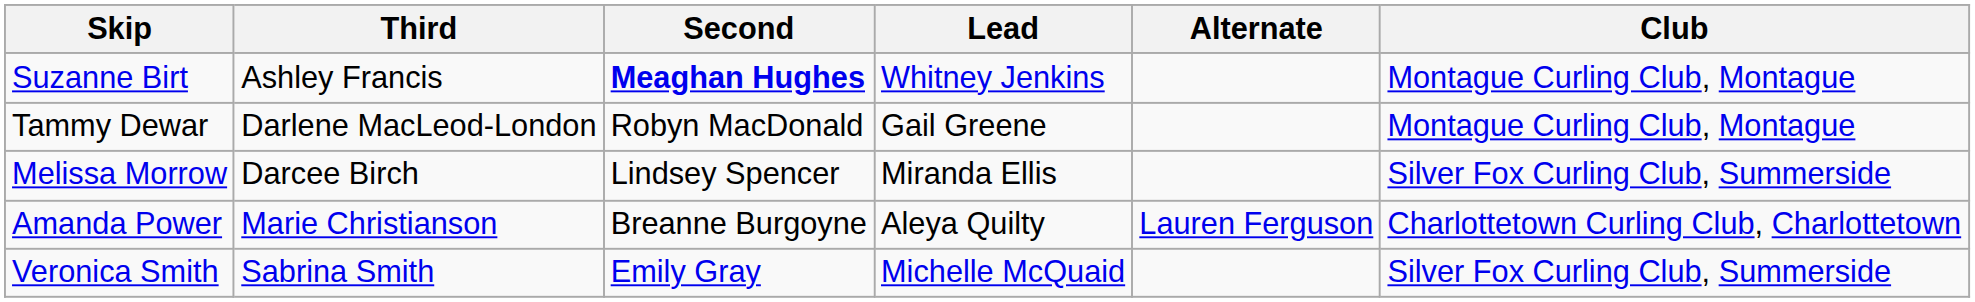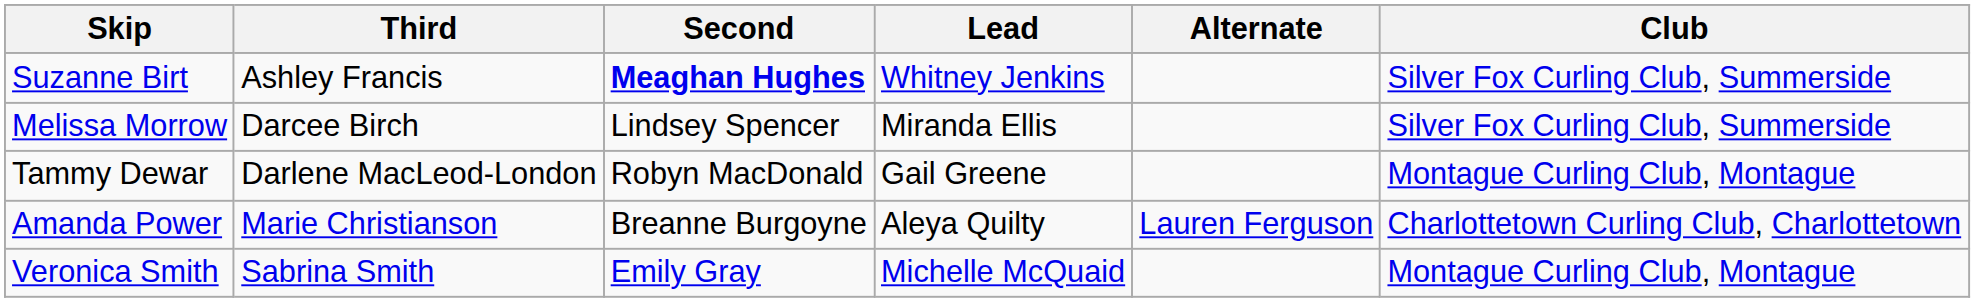(1621, 77) Montague Curling Club, Montague -> (1639, 77) Silver Fox Curling Club, Summerside
rows swapped: (110, 126) <-> (120, 175)
(1639, 272) Silver Fox Curling Club, Summerside -> (1621, 272) Montague Curling Club, Montague
